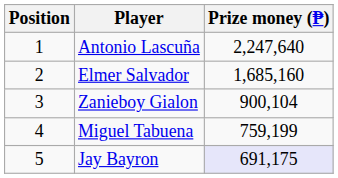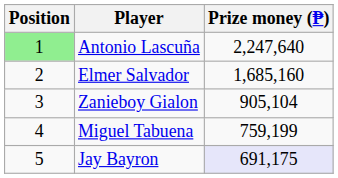(39, 46) no background -> (39, 46) lightgreen background
(269, 103) 900,104 -> (269, 103) 905,104
